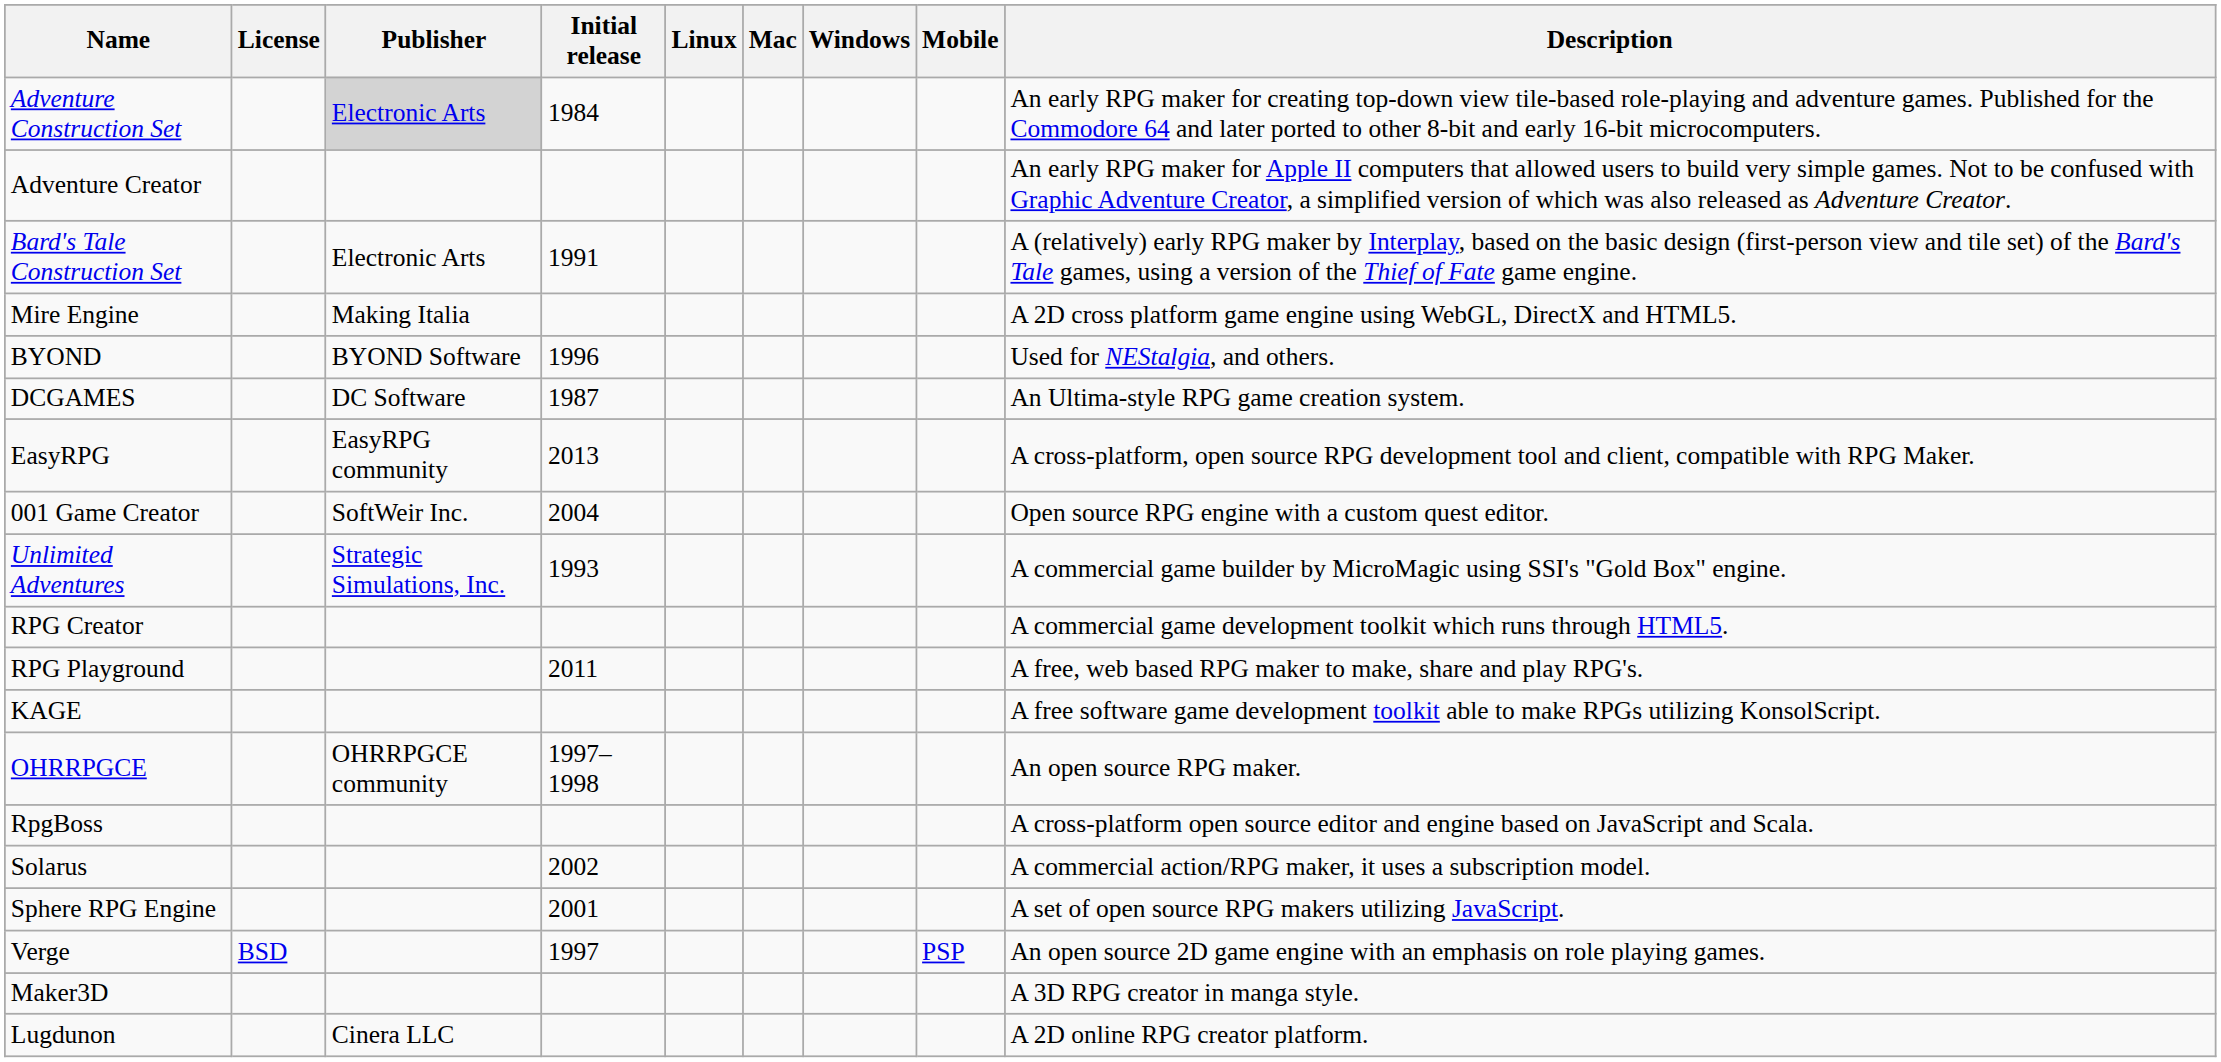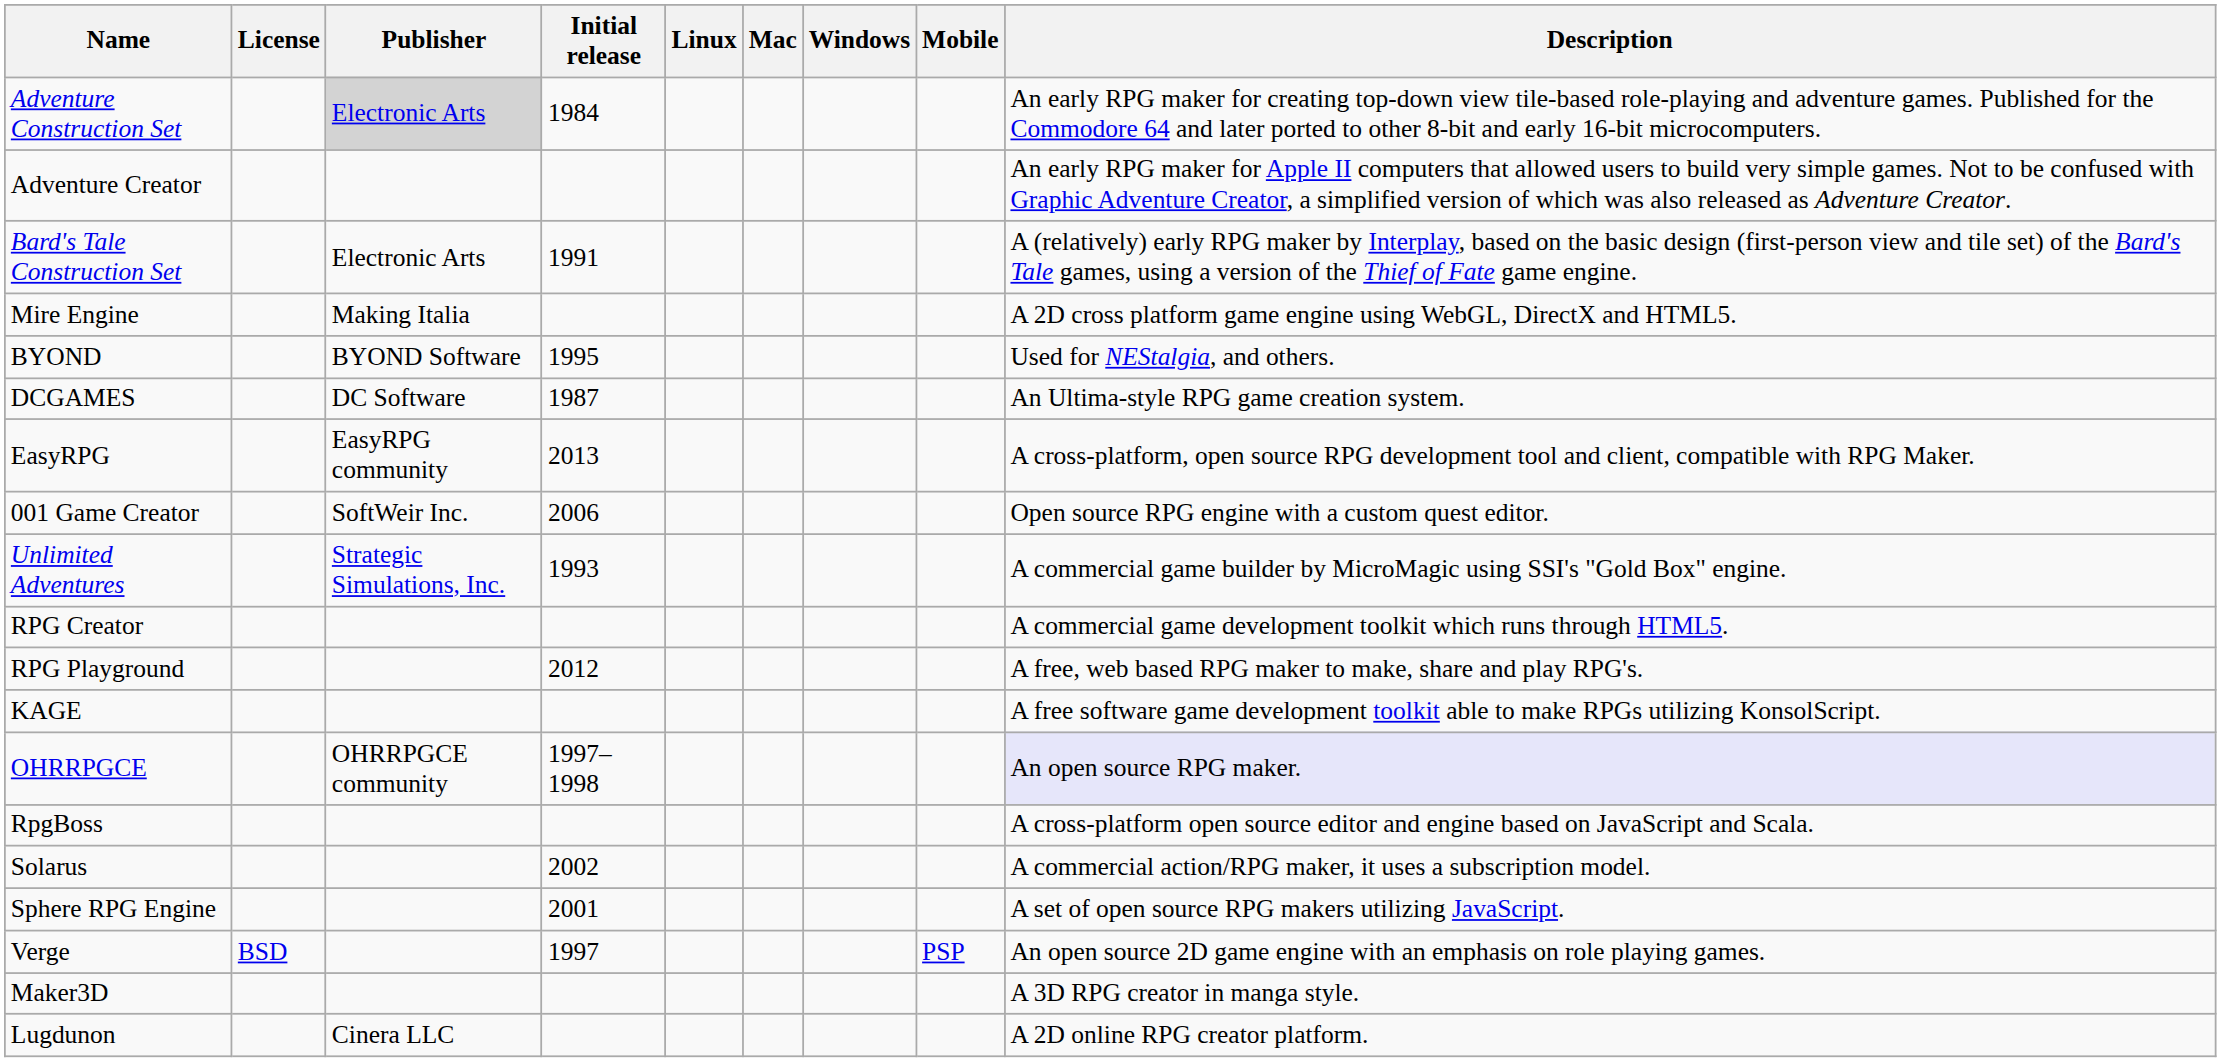(573, 356) 1996 -> (573, 356) 1995
(573, 512) 2004 -> (573, 512) 2006
(573, 668) 2011 -> (573, 668) 2012
(1156, 767) no background -> (1156, 767) lavender background
